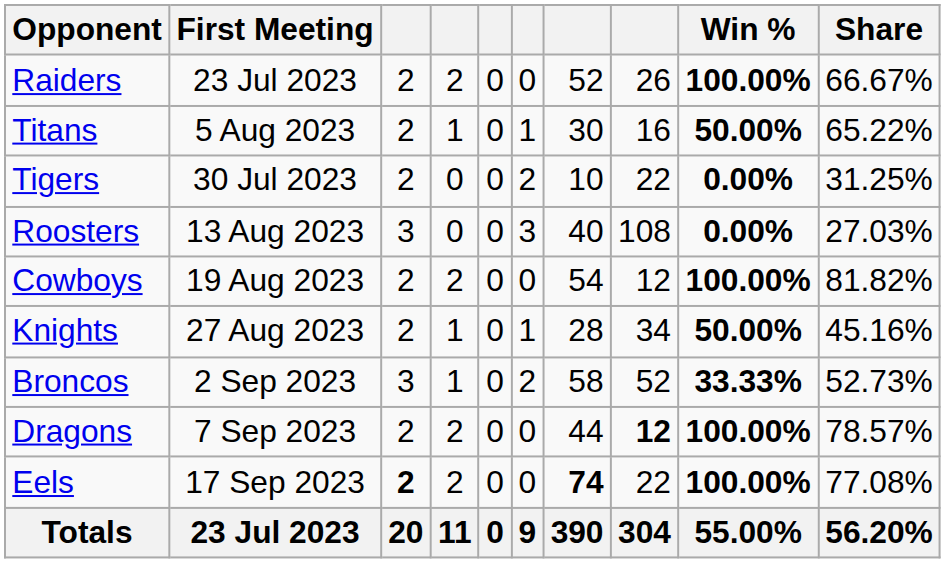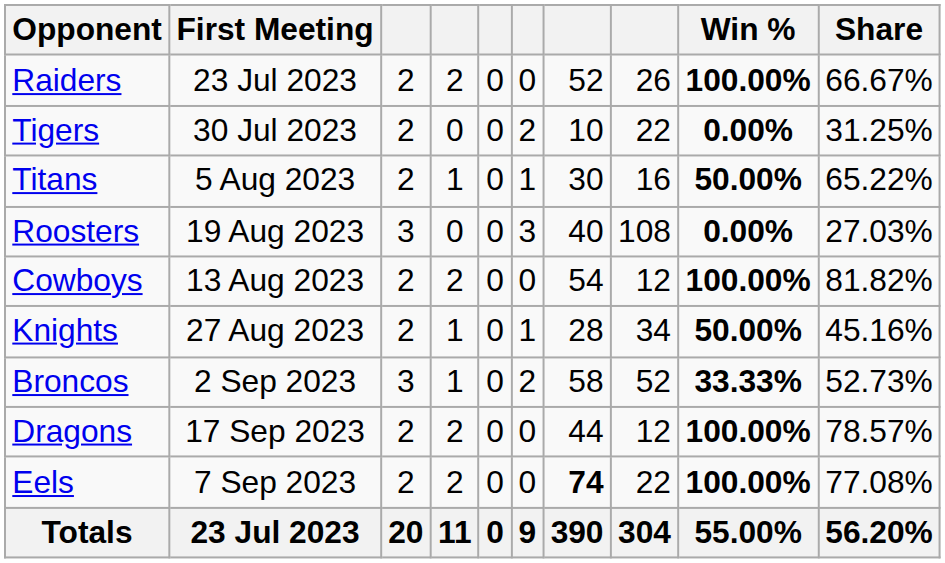rows swapped: (56, 180) <-> (55, 130)
(275, 230) 13 Aug 2023 -> (275, 230) 19 Aug 2023
(275, 280) 19 Aug 2023 -> (275, 280) 13 Aug 2023
(275, 431) 7 Sep 2023 -> (275, 431) 17 Sep 2023
(653, 431) bold -> (653, 431) normal
(275, 481) 17 Sep 2023 -> (275, 481) 7 Sep 2023
(406, 481) bold -> (406, 481) normal
